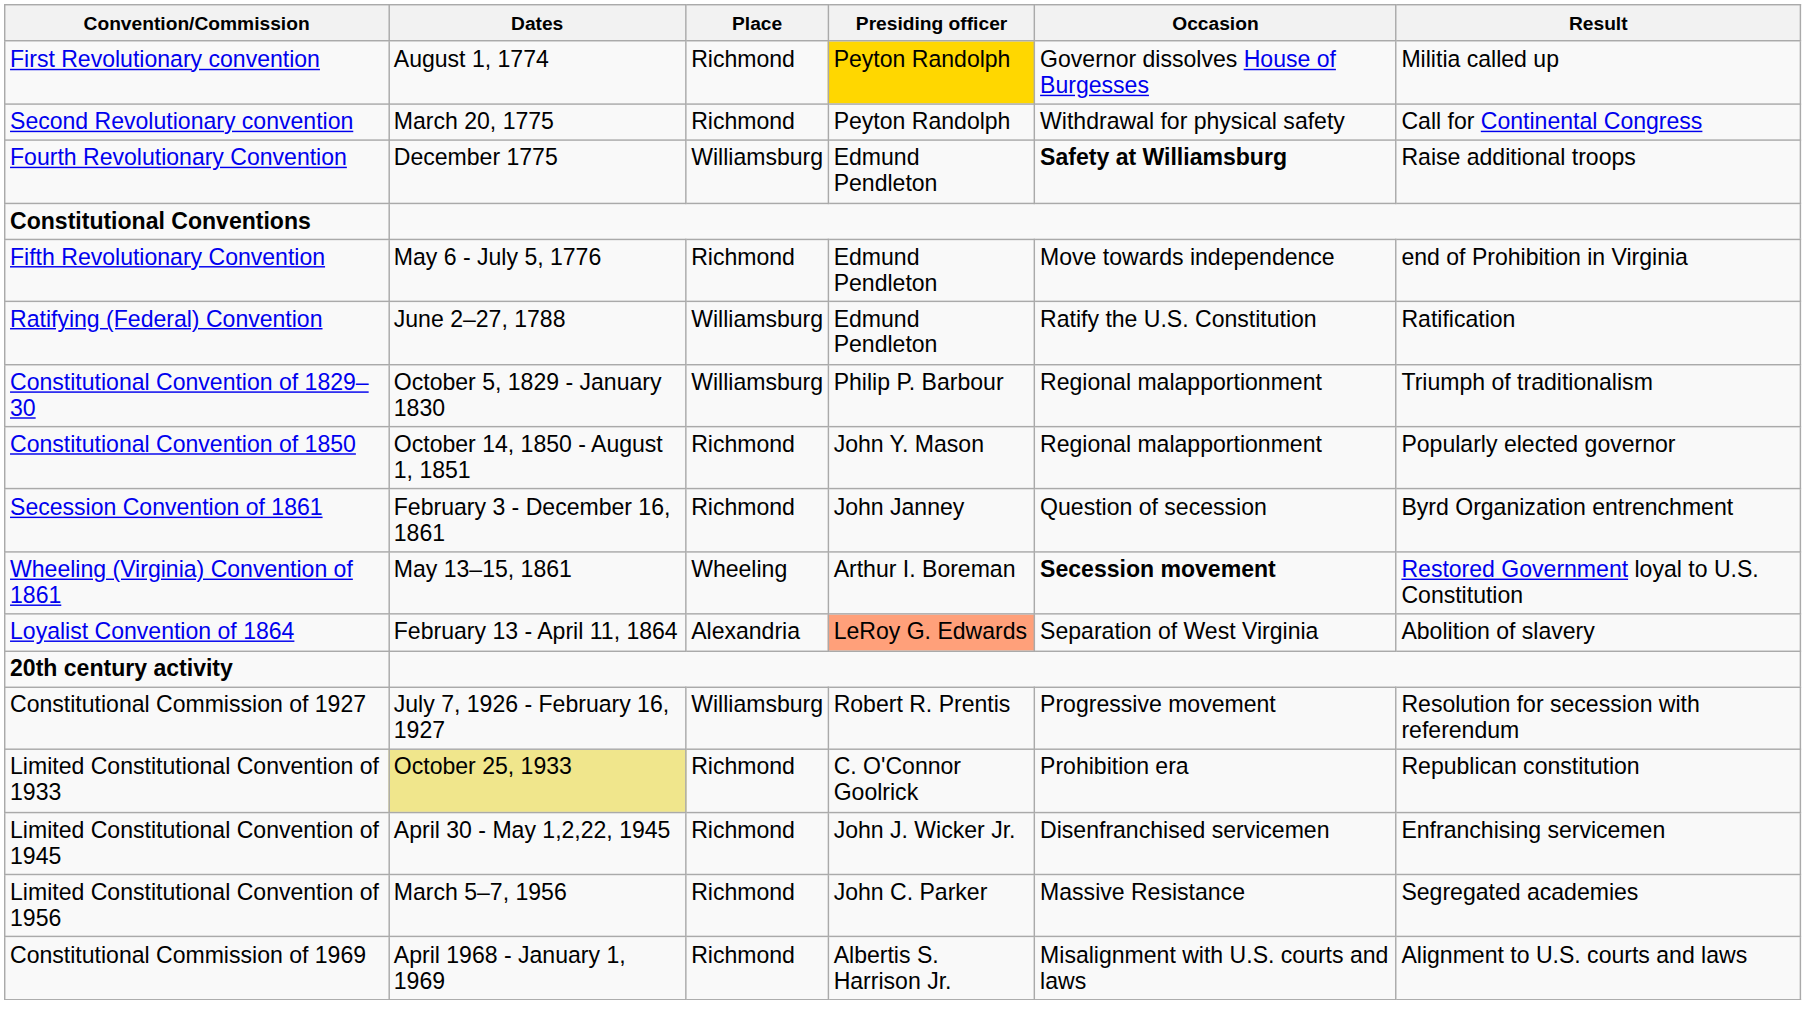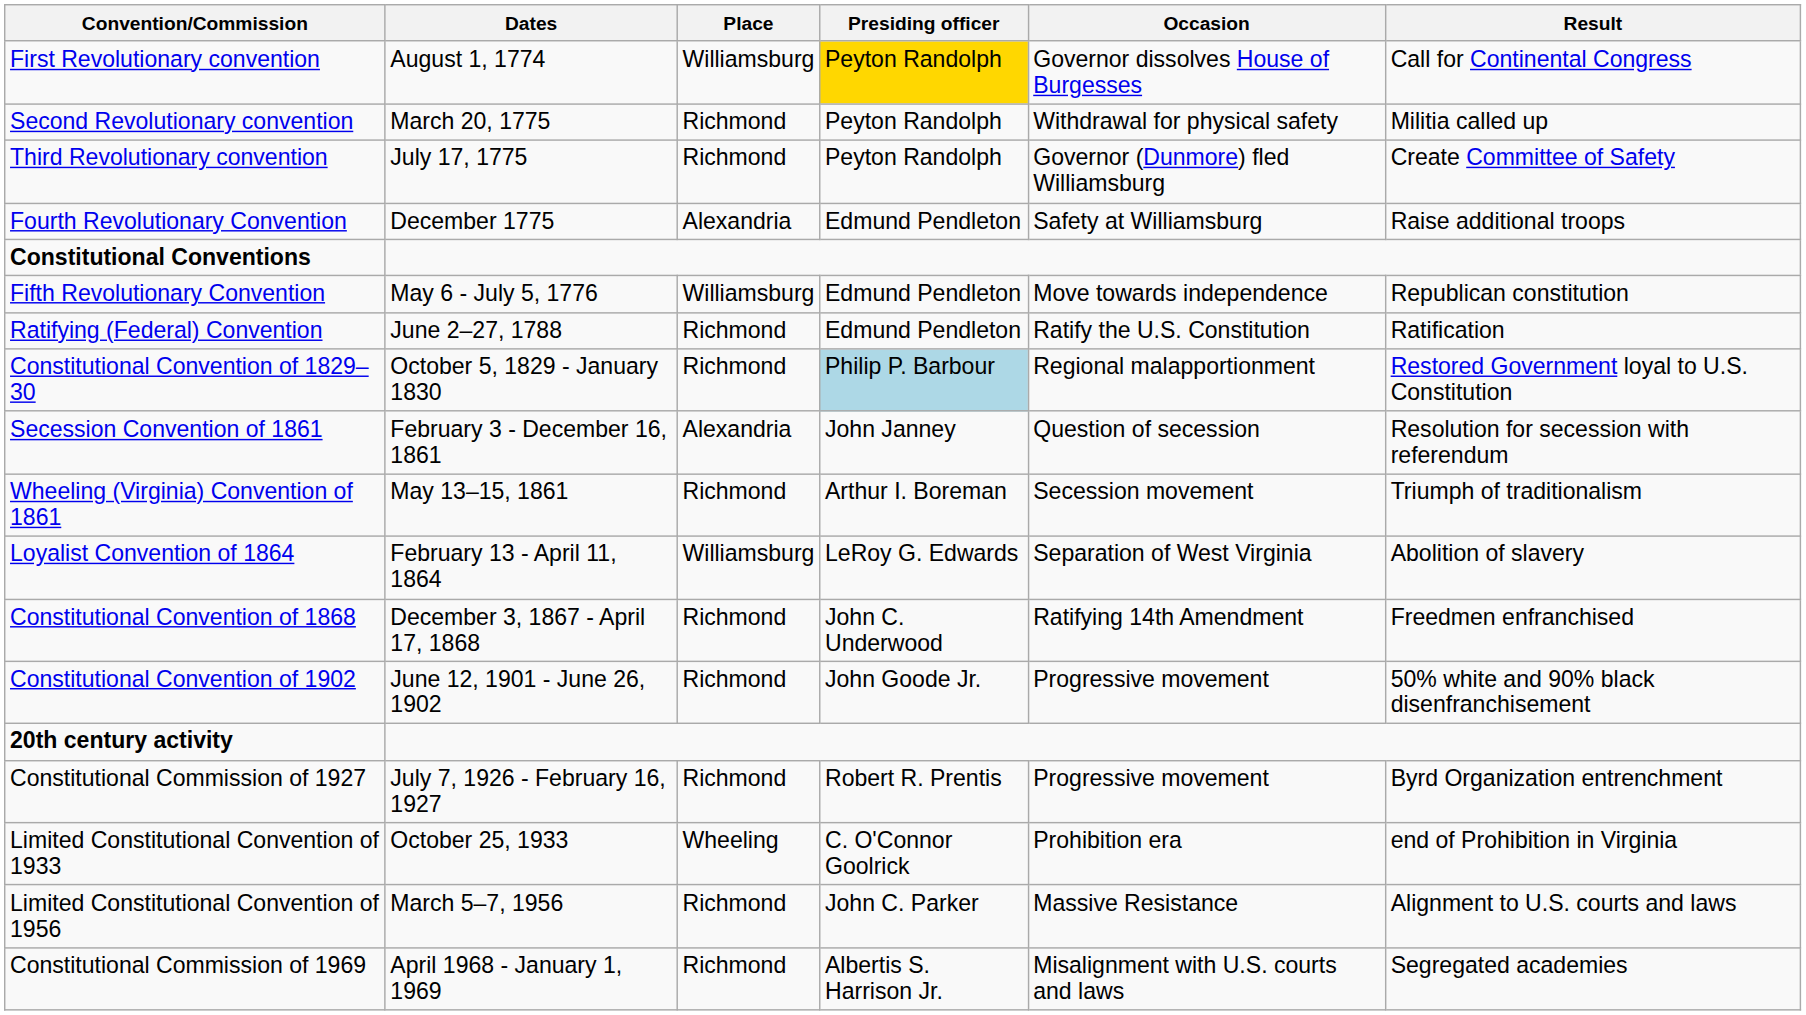(743, 59) Richmond -> (748, 59) Williamsburg
(1480, 59) Militia called up -> (1541, 59) Call for Continental Congress
(1552, 121) Call for Continental Congress -> (1469, 121) Militia called up
+ row: (169, 158)
(757, 158) Williamsburg -> (737, 220) Alexandria
(1164, 158) bold -> (1148, 220) normal
(743, 257) Richmond -> (748, 293) Williamsburg
(1545, 257) end of Prohibition in Virginia -> (1510, 293) Republican constitution
(757, 319) Williamsburg -> (734, 330) Richmond
(757, 382) Williamsburg -> (734, 366) Richmond
(919, 382) no background -> (910, 366) lightblue background
(1527, 382) Triumph of traditionalism -> (1569, 379) Restored Government loyal to U.S. Constitution
- row: (183, 444)
(743, 507) Richmond -> (737, 429) Alexandria
(1567, 507) Byrd Organization entrenchment -> (1540, 442) Resolution for secession with referendum
(739, 569) Wheeling -> (734, 491) Richmond
(1158, 569) bold -> (1143, 491) normal
(1580, 582) Restored Government loyal to U.S. Constitution -> (1516, 491) Triumph of traditionalism
(746, 632) Alexandria -> (748, 554) Williamsburg
(930, 632) lightsalmon background -> (922, 554) no background
+ row: (183, 616)
+ row: (183, 679)
(757, 705) Williamsburg -> (734, 778) Richmond
(1551, 718) Resolution for secession with referendum -> (1557, 778) Byrd Organization entrenchment
(483, 767) khaki background -> (479, 840) no background
(743, 767) Richmond -> (731, 840) Wheeling
(1521, 767) Republican constitution -> (1534, 840) end of Prohibition in Virginia
- row: (194, 843)
(1520, 892) Segregated academies -> (1564, 903) Alignment to U.S. courts and laws
(1574, 954) Alignment to U.S. courts and laws -> (1509, 965) Segregated academies
